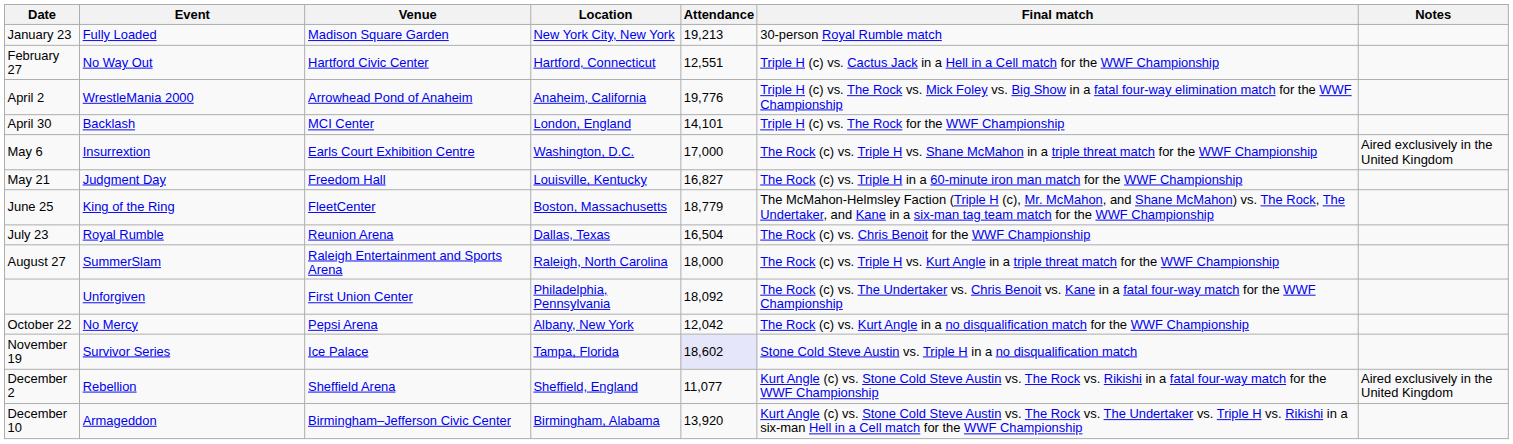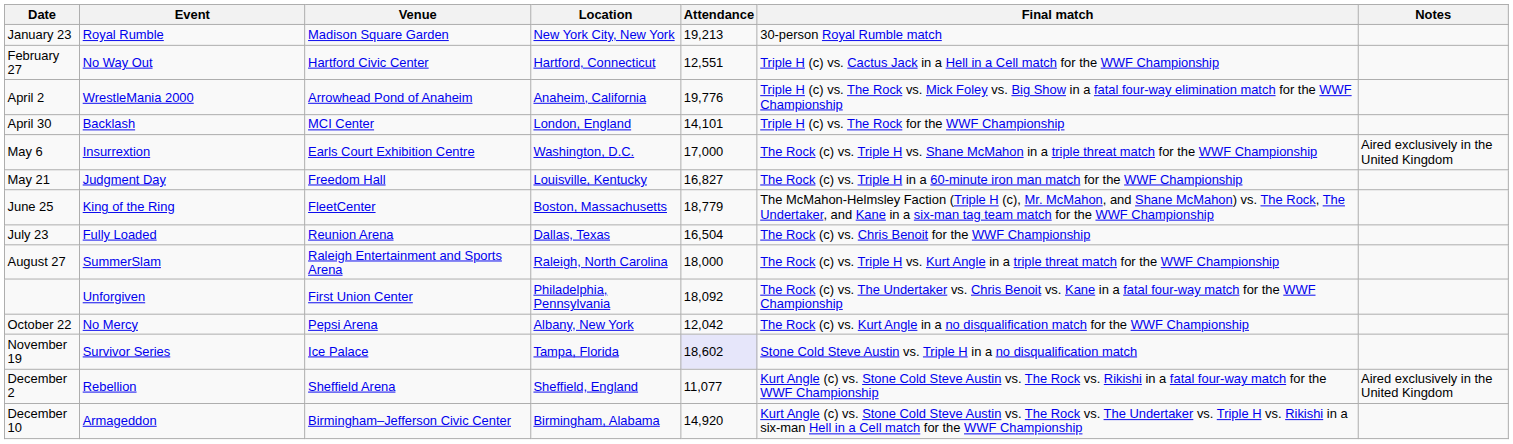(120, 35) Fully Loaded -> (123, 35) Royal Rumble
(123, 234) Royal Rumble -> (120, 234) Fully Loaded
(704, 420) 13,920 -> (704, 420) 14,920
